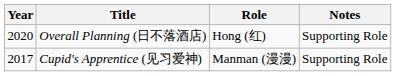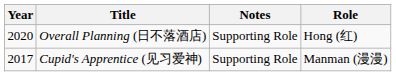columns swapped: (254, 14) <-> (345, 14)
